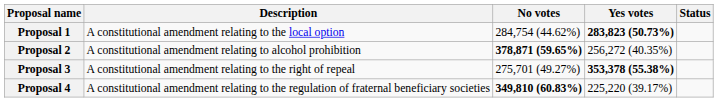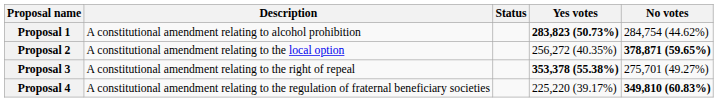columns swapped: (695, 13) <-> (539, 13)
(215, 32) A constitutional amendment relating to the local option -> (224, 32) A constitutional amendment relating to alcohol prohibition
(224, 50) A constitutional amendment relating to alcohol prohibition -> (215, 50) A constitutional amendment relating to the local option
